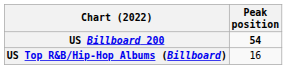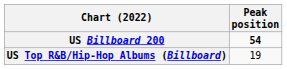(255, 56) 16 -> (255, 56) 19
